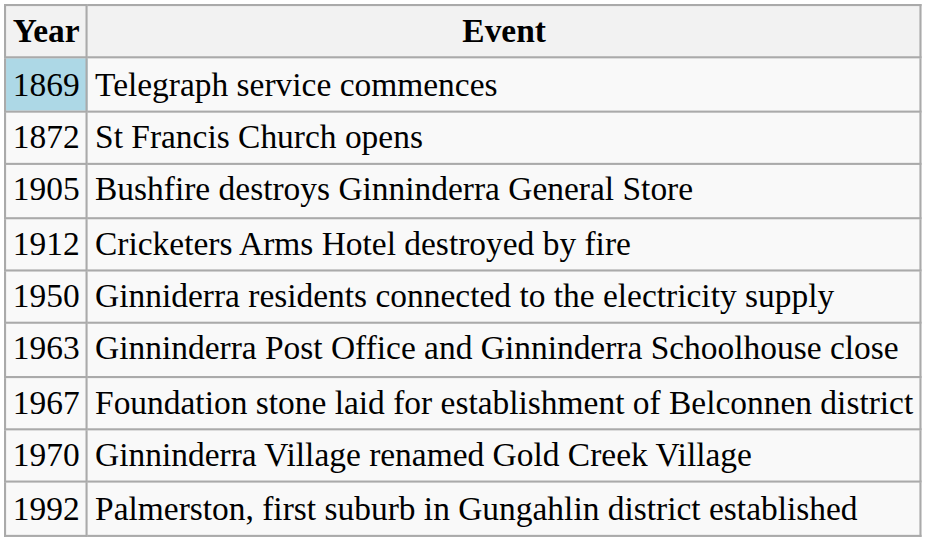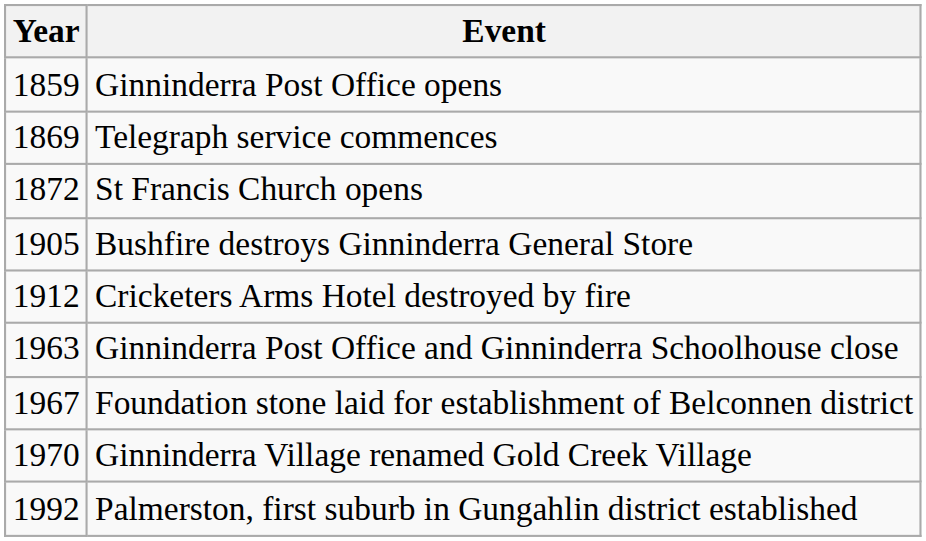+ row: (299, 84)
(46, 84) lightblue background -> (46, 137) no background
- row: (465, 296)
